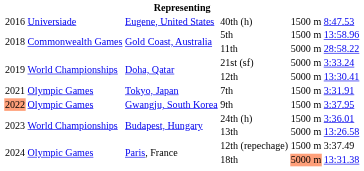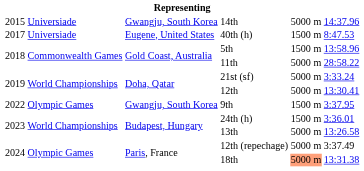+ row: (229, 21)
(15, 21) 2016 -> (15, 35) 2017
- row: (227, 90)
(15, 104) lightsalmon background -> (15, 104) no background
(306, 146) 1500 m -> (306, 146) 5000 m
